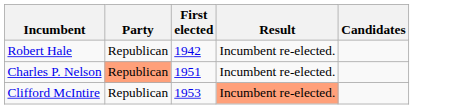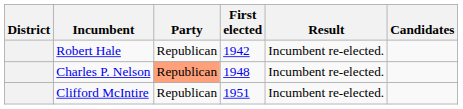+ column: (29, 29)
(188, 72) 1951 -> (236, 72) 1948
(188, 93) 1953 -> (236, 93) 1951
(277, 93) lightsalmon background -> (326, 93) no background
